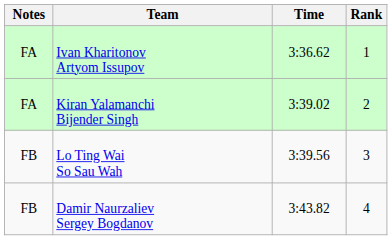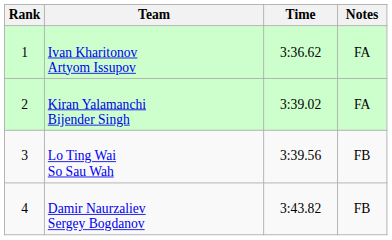columns swapped: (366, 15) <-> (29, 15)
